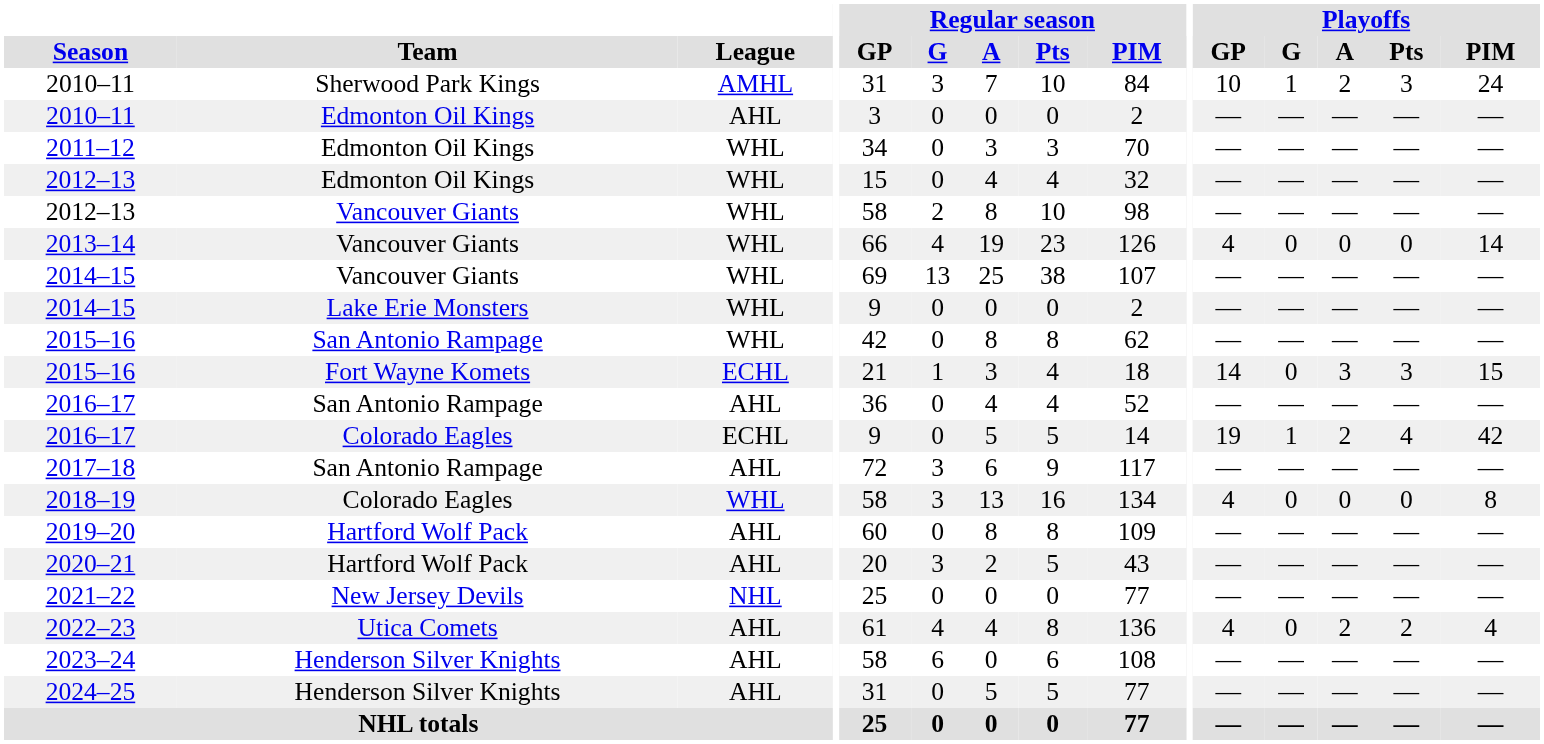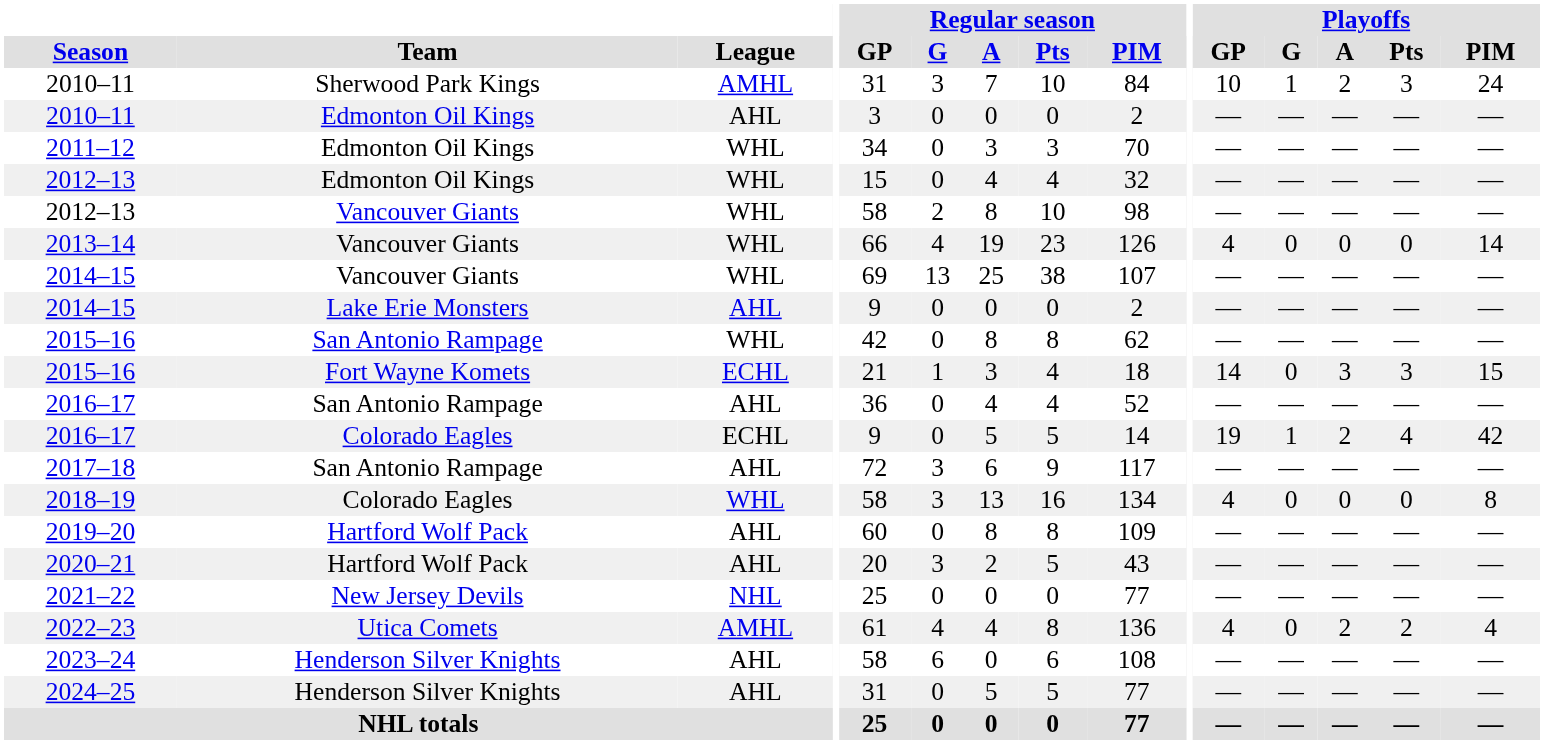(755, 307) WHL -> (755, 307) AHL
(755, 627) AHL -> (755, 627) AMHL
